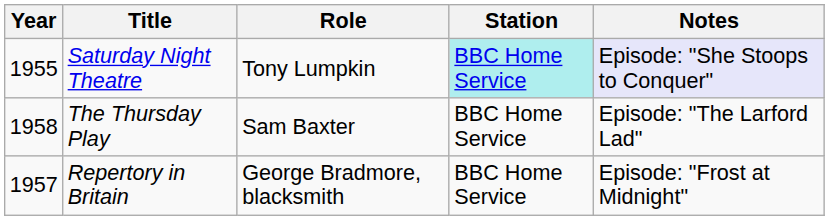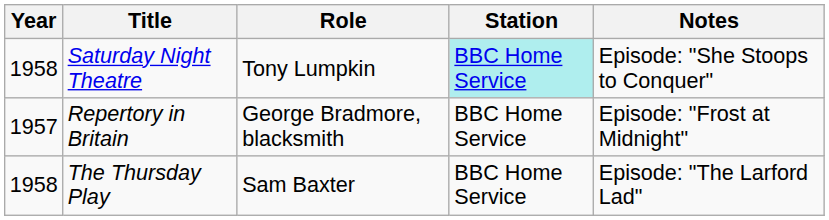(34, 68) 1955 -> (34, 68) 1958
(703, 68) lavender background -> (703, 68) no background
rows swapped: (126, 185) <-> (134, 126)
